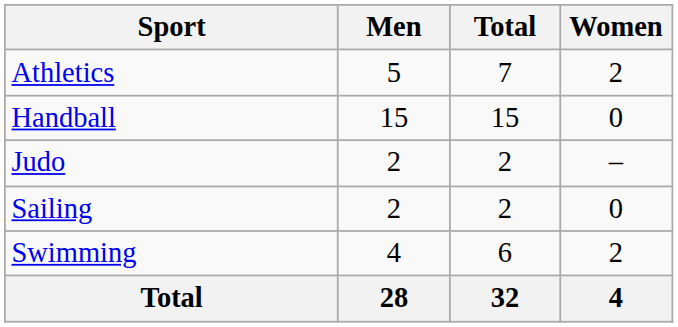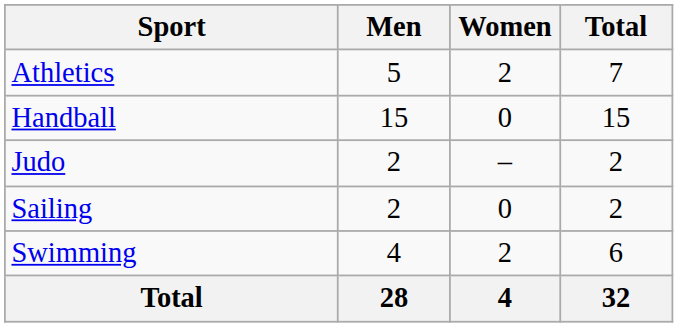columns swapped: (616, 27) <-> (505, 27)
